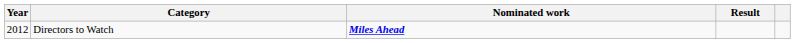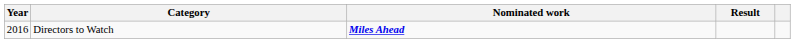(18, 30) 2012 -> (18, 30) 2016
